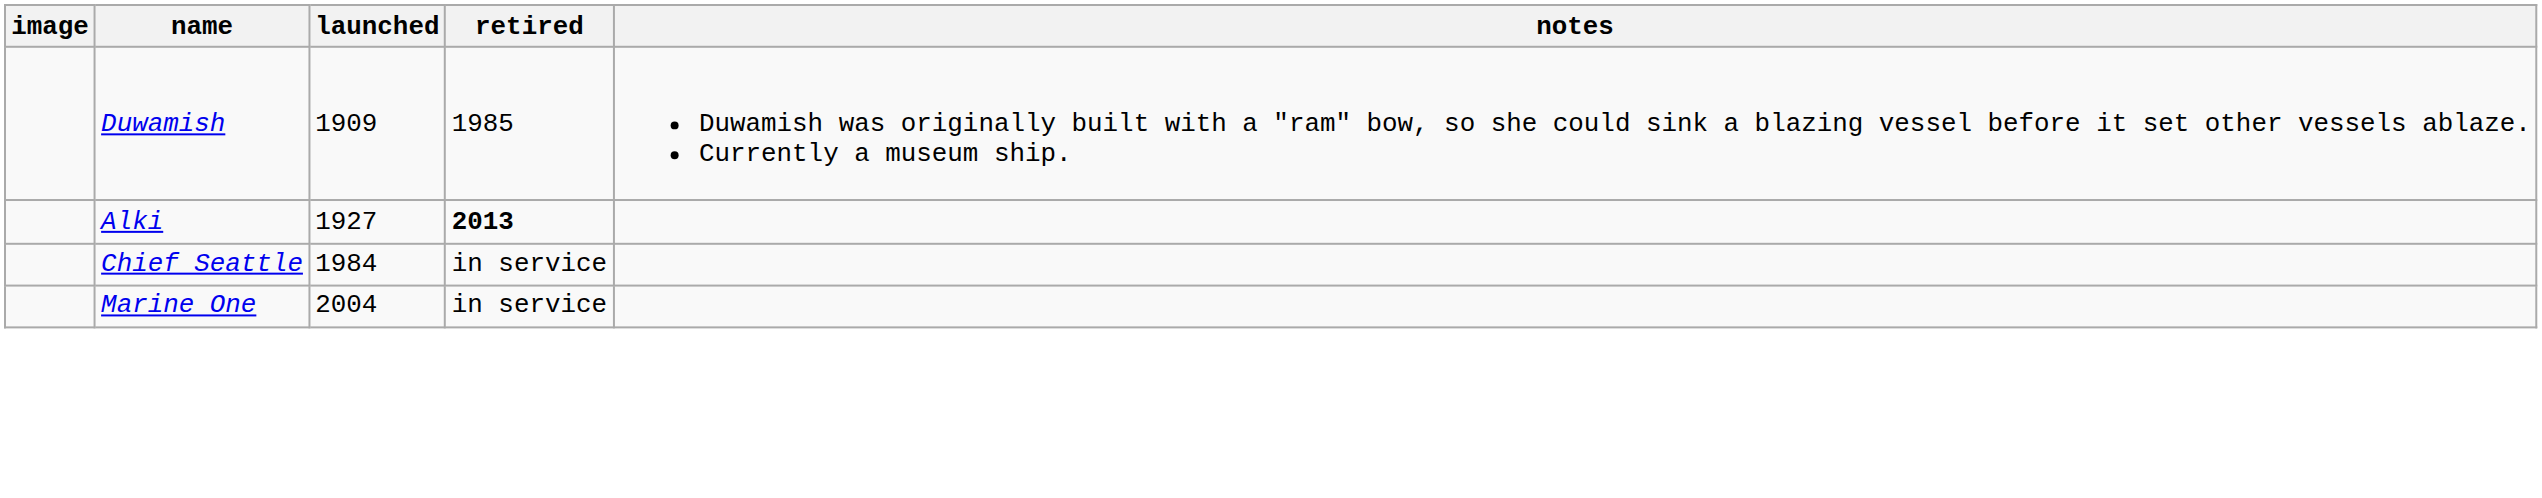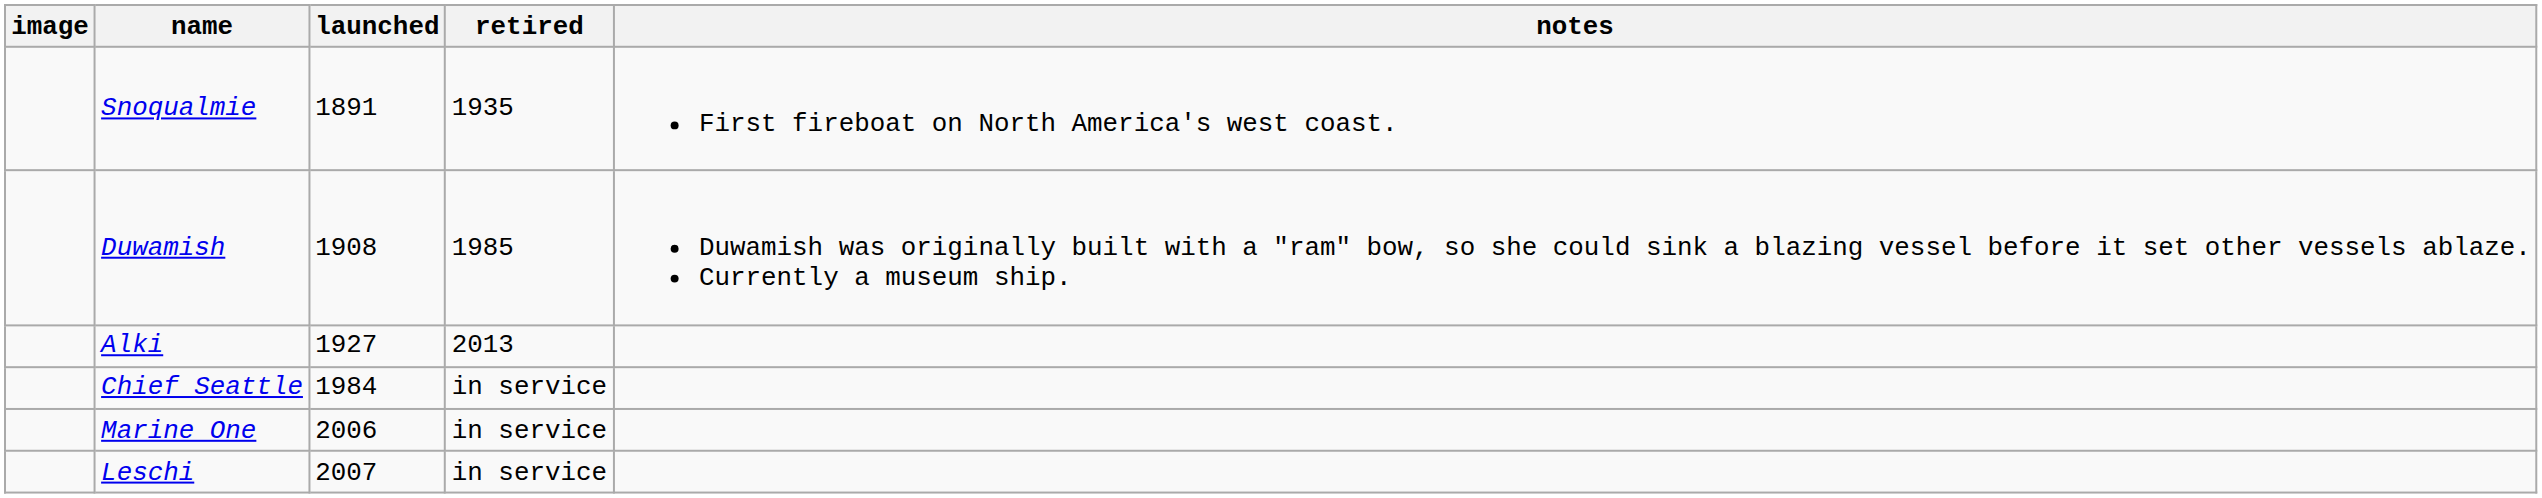+ row: (179, 109)
(346, 124) 1909 -> (346, 248) 1908
(483, 222) bold -> (483, 346) normal
(346, 306) 2004 -> (346, 430) 2006
+ row: (148, 472)
